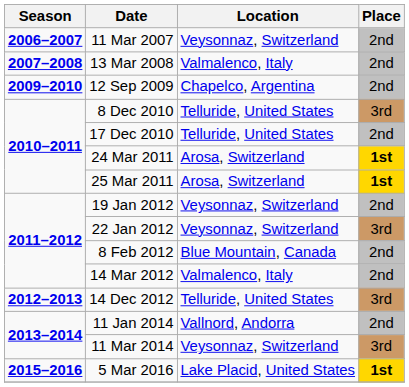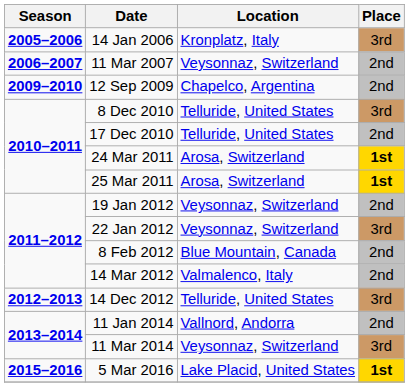+ row: (133, 39)
- row: (132, 63)
